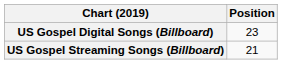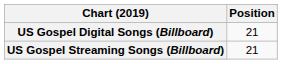(252, 31) 23 -> (252, 31) 21
